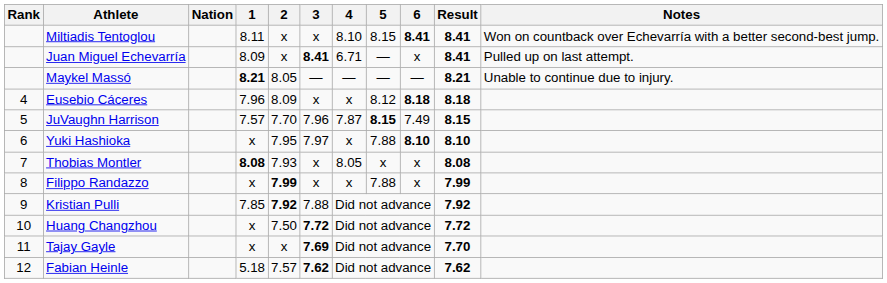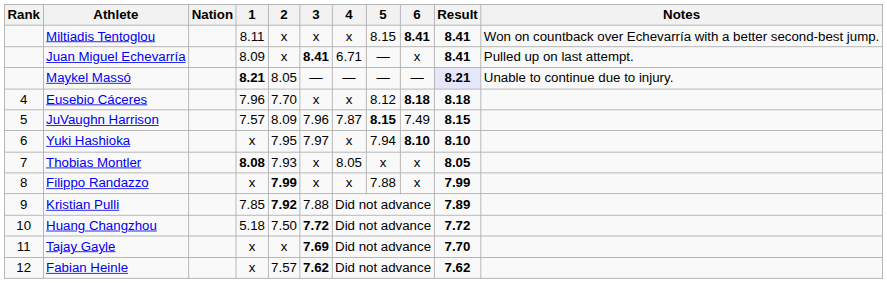(349, 36) 8.10 -> (349, 36) x
(457, 78) no background -> (457, 78) lavender background
(284, 99) 8.09 -> (284, 99) 7.70
(284, 120) 7.70 -> (284, 120) 8.09
(383, 141) 7.88 -> (383, 141) 7.94
(457, 162) 8.08 -> (457, 162) 8.05
(457, 204) 7.92 -> (457, 204) 7.89
(252, 225) x -> (252, 225) 5.18
(252, 267) 5.18 -> (252, 267) x
